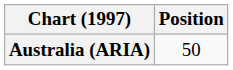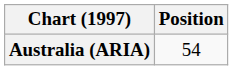(191, 49) 50 -> (191, 49) 54
